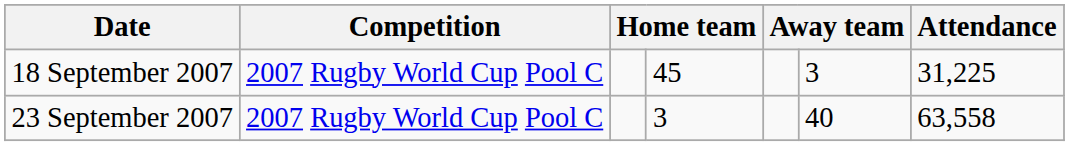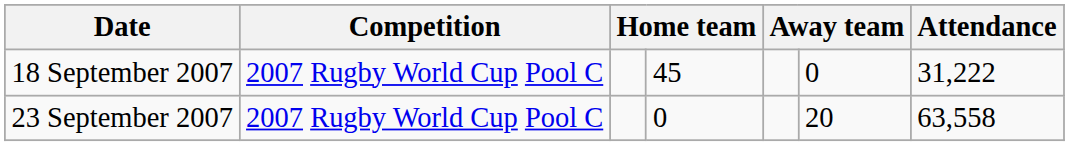(812, 72) 3 -> (812, 72) 0
(956, 72) 31,225 -> (956, 72) 31,222
(660, 117) 3 -> (660, 117) 0
(819, 117) 40 -> (819, 117) 20
